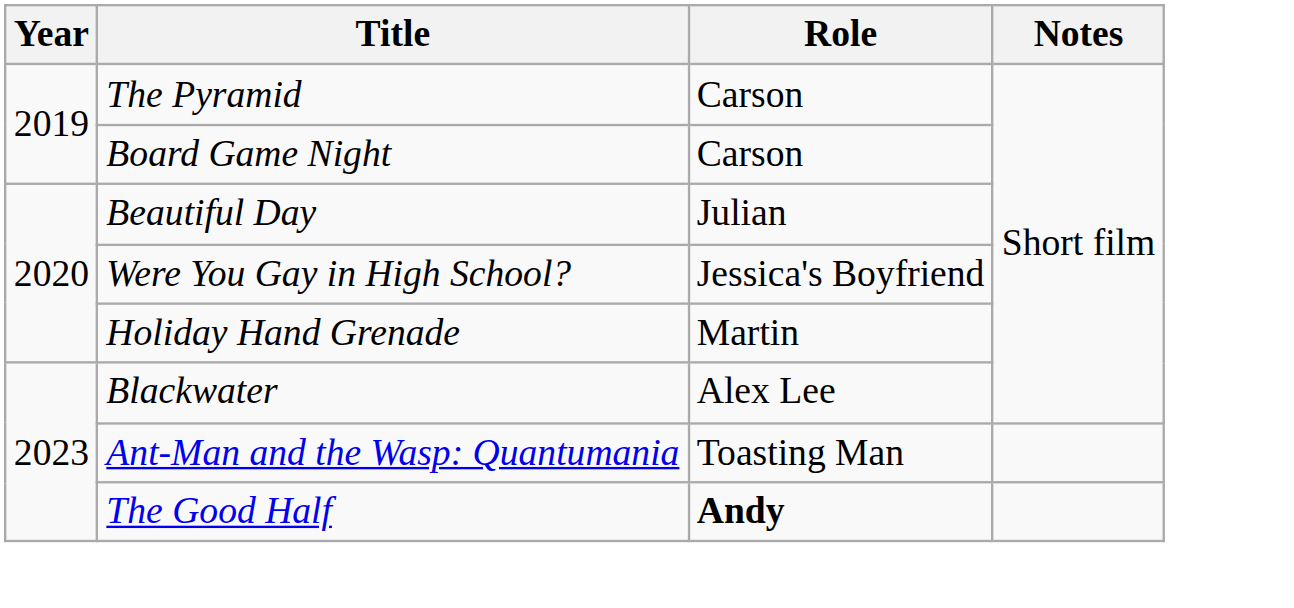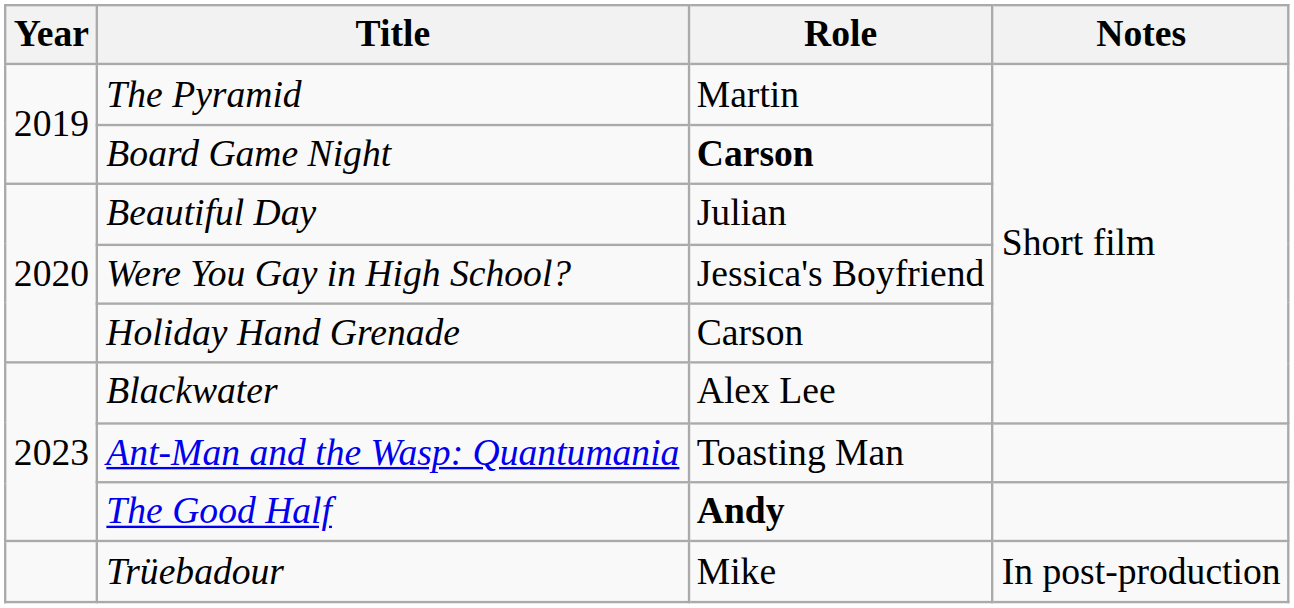(750, 93) Carson -> (748, 93) Martin
(750, 153) normal -> (755, 153) bold
(748, 332) Martin -> (750, 332) Carson
+ row: (195, 570)
